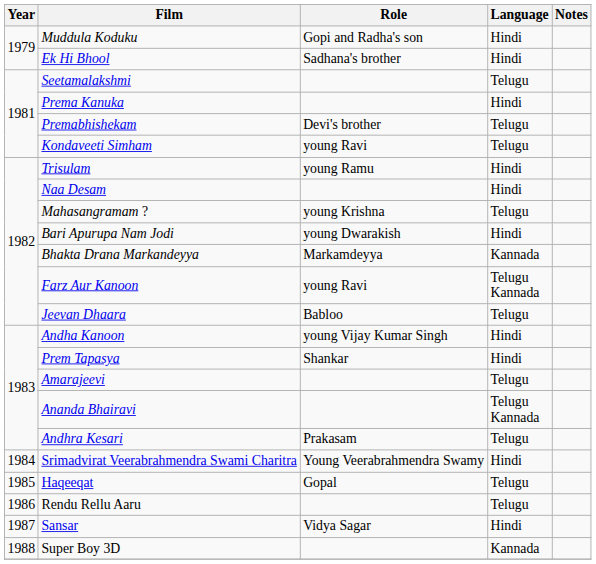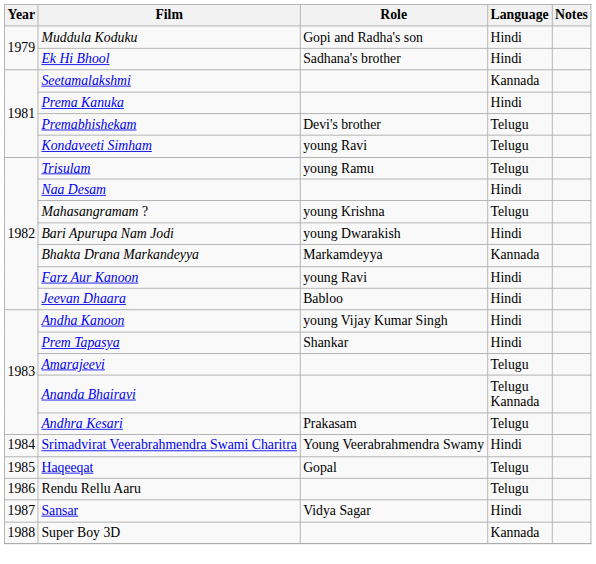(510, 80) Telugu -> (515, 80) Kannada
(506, 168) Hindi -> (510, 168) Telugu
(515, 285) Telugu Kannada -> (506, 277) Hindi
(510, 314) Telugu -> (506, 299) Hindi
